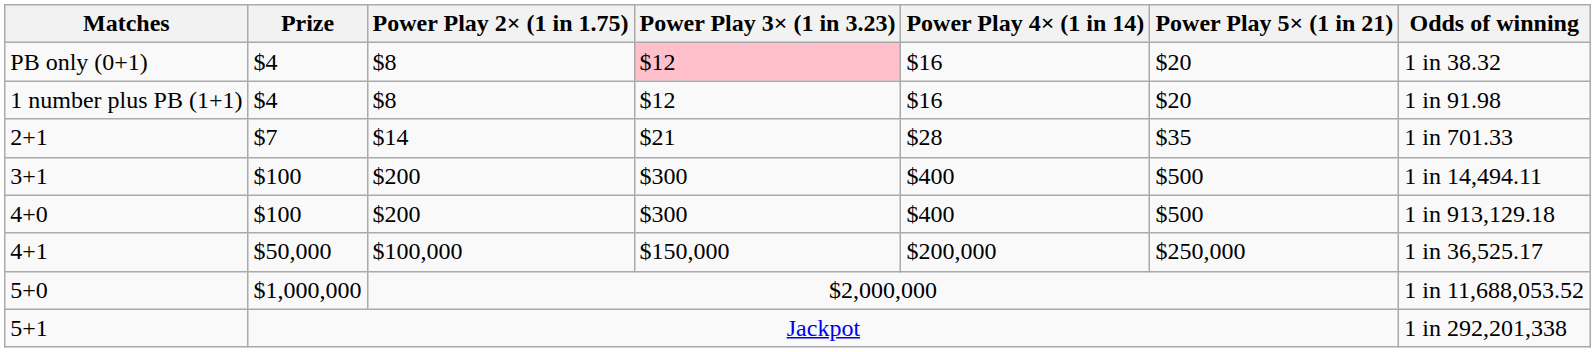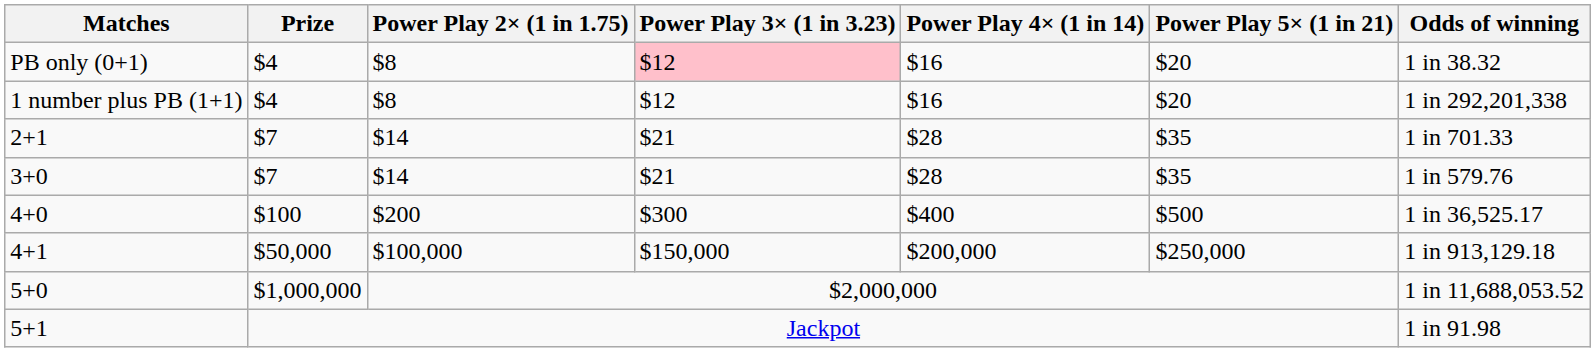(1453, 99) 1 in 91.98 -> (1486, 99) 1 in 292,201,338
+ row: (29, 175)
- row: (29, 175)
(1480, 213) 1 in 913,129.18 -> (1474, 213) 1 in 36,525.17
(1474, 251) 1 in 36,525.17 -> (1480, 251) 1 in 913,129.18
(1486, 328) 1 in 292,201,338 -> (1453, 328) 1 in 91.98
